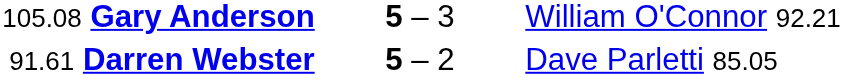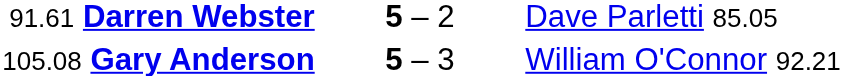rows swapped: (158, 16) <-> (162, 59)
